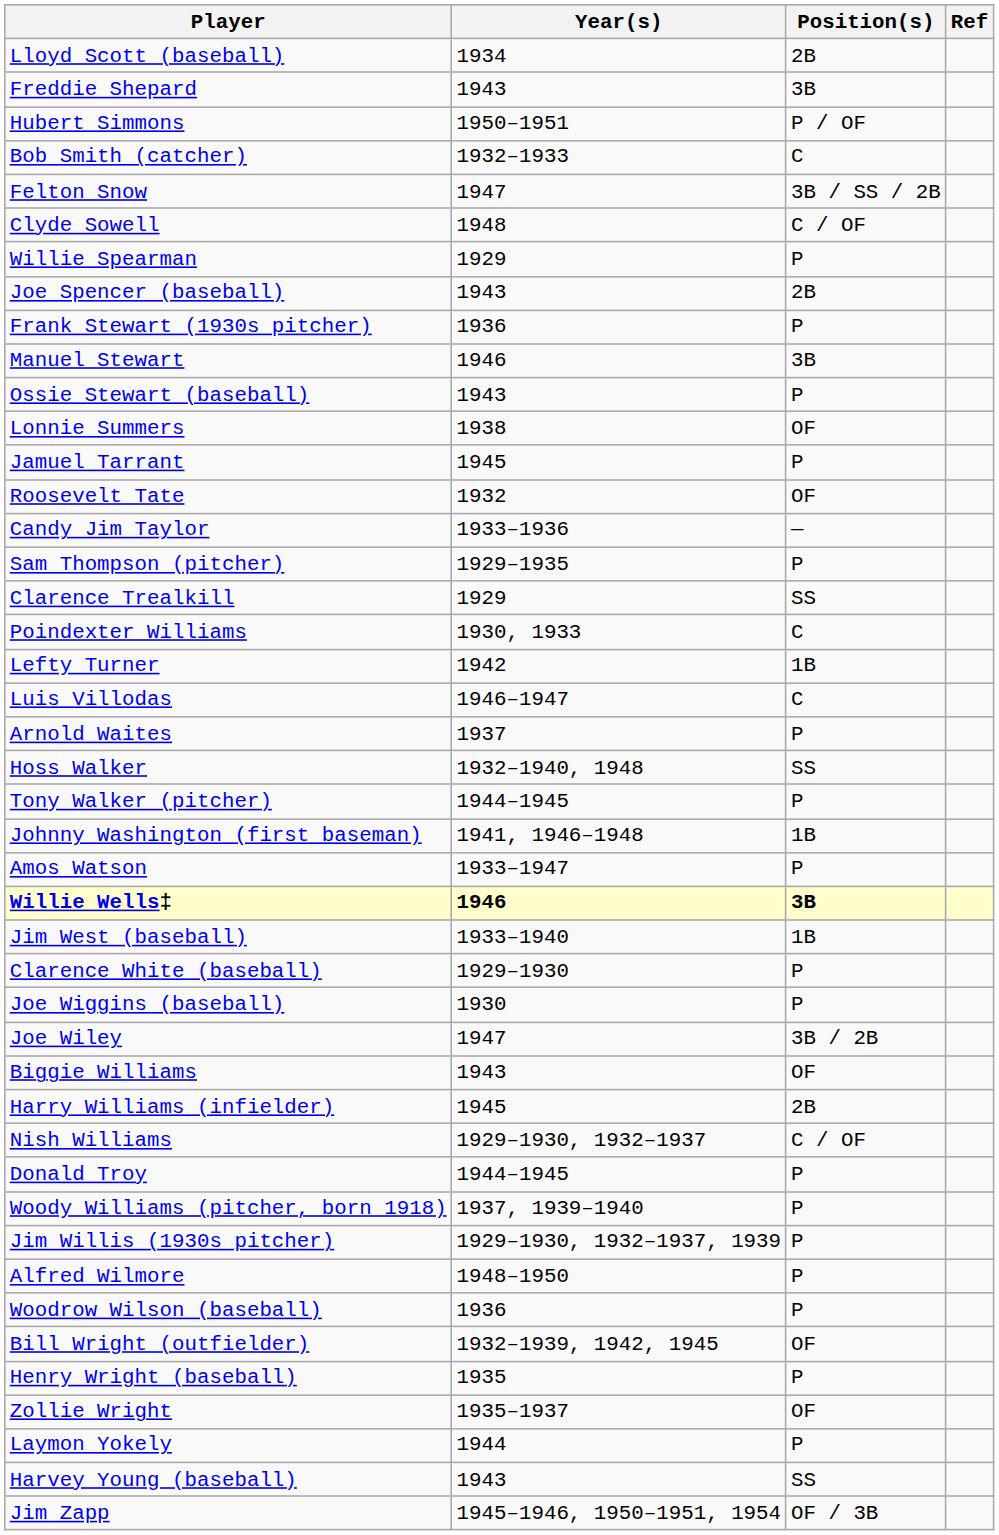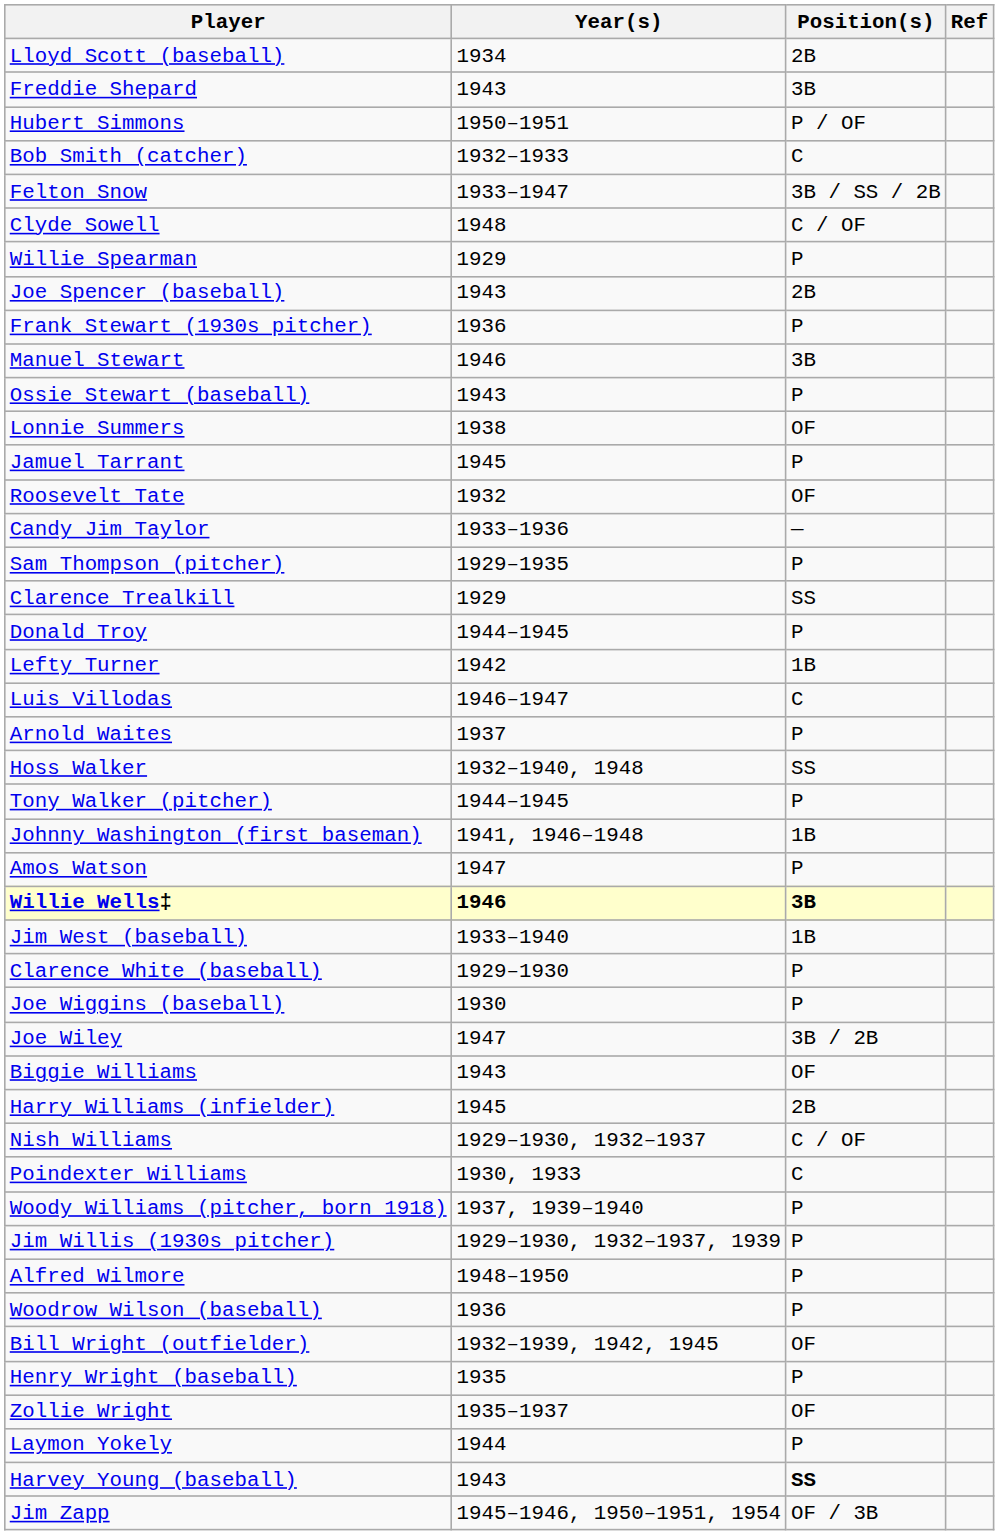(482, 191) 1947 -> (513, 191) 1933–1947
rows swapped: (78, 1174) <-> (128, 632)
(513, 869) 1933–1947 -> (482, 869) 1947
(803, 1479) normal -> (803, 1479) bold
